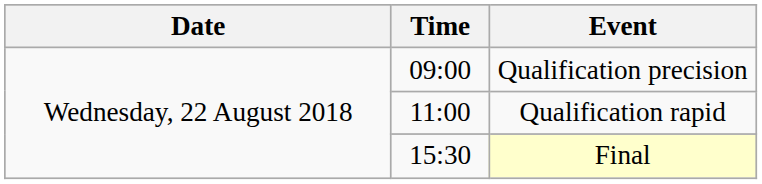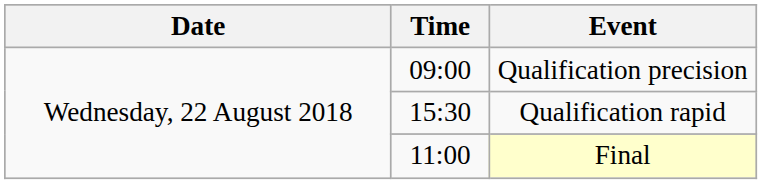(440, 112) 11:00 -> (440, 112) 15:30
(440, 155) 15:30 -> (440, 155) 11:00
